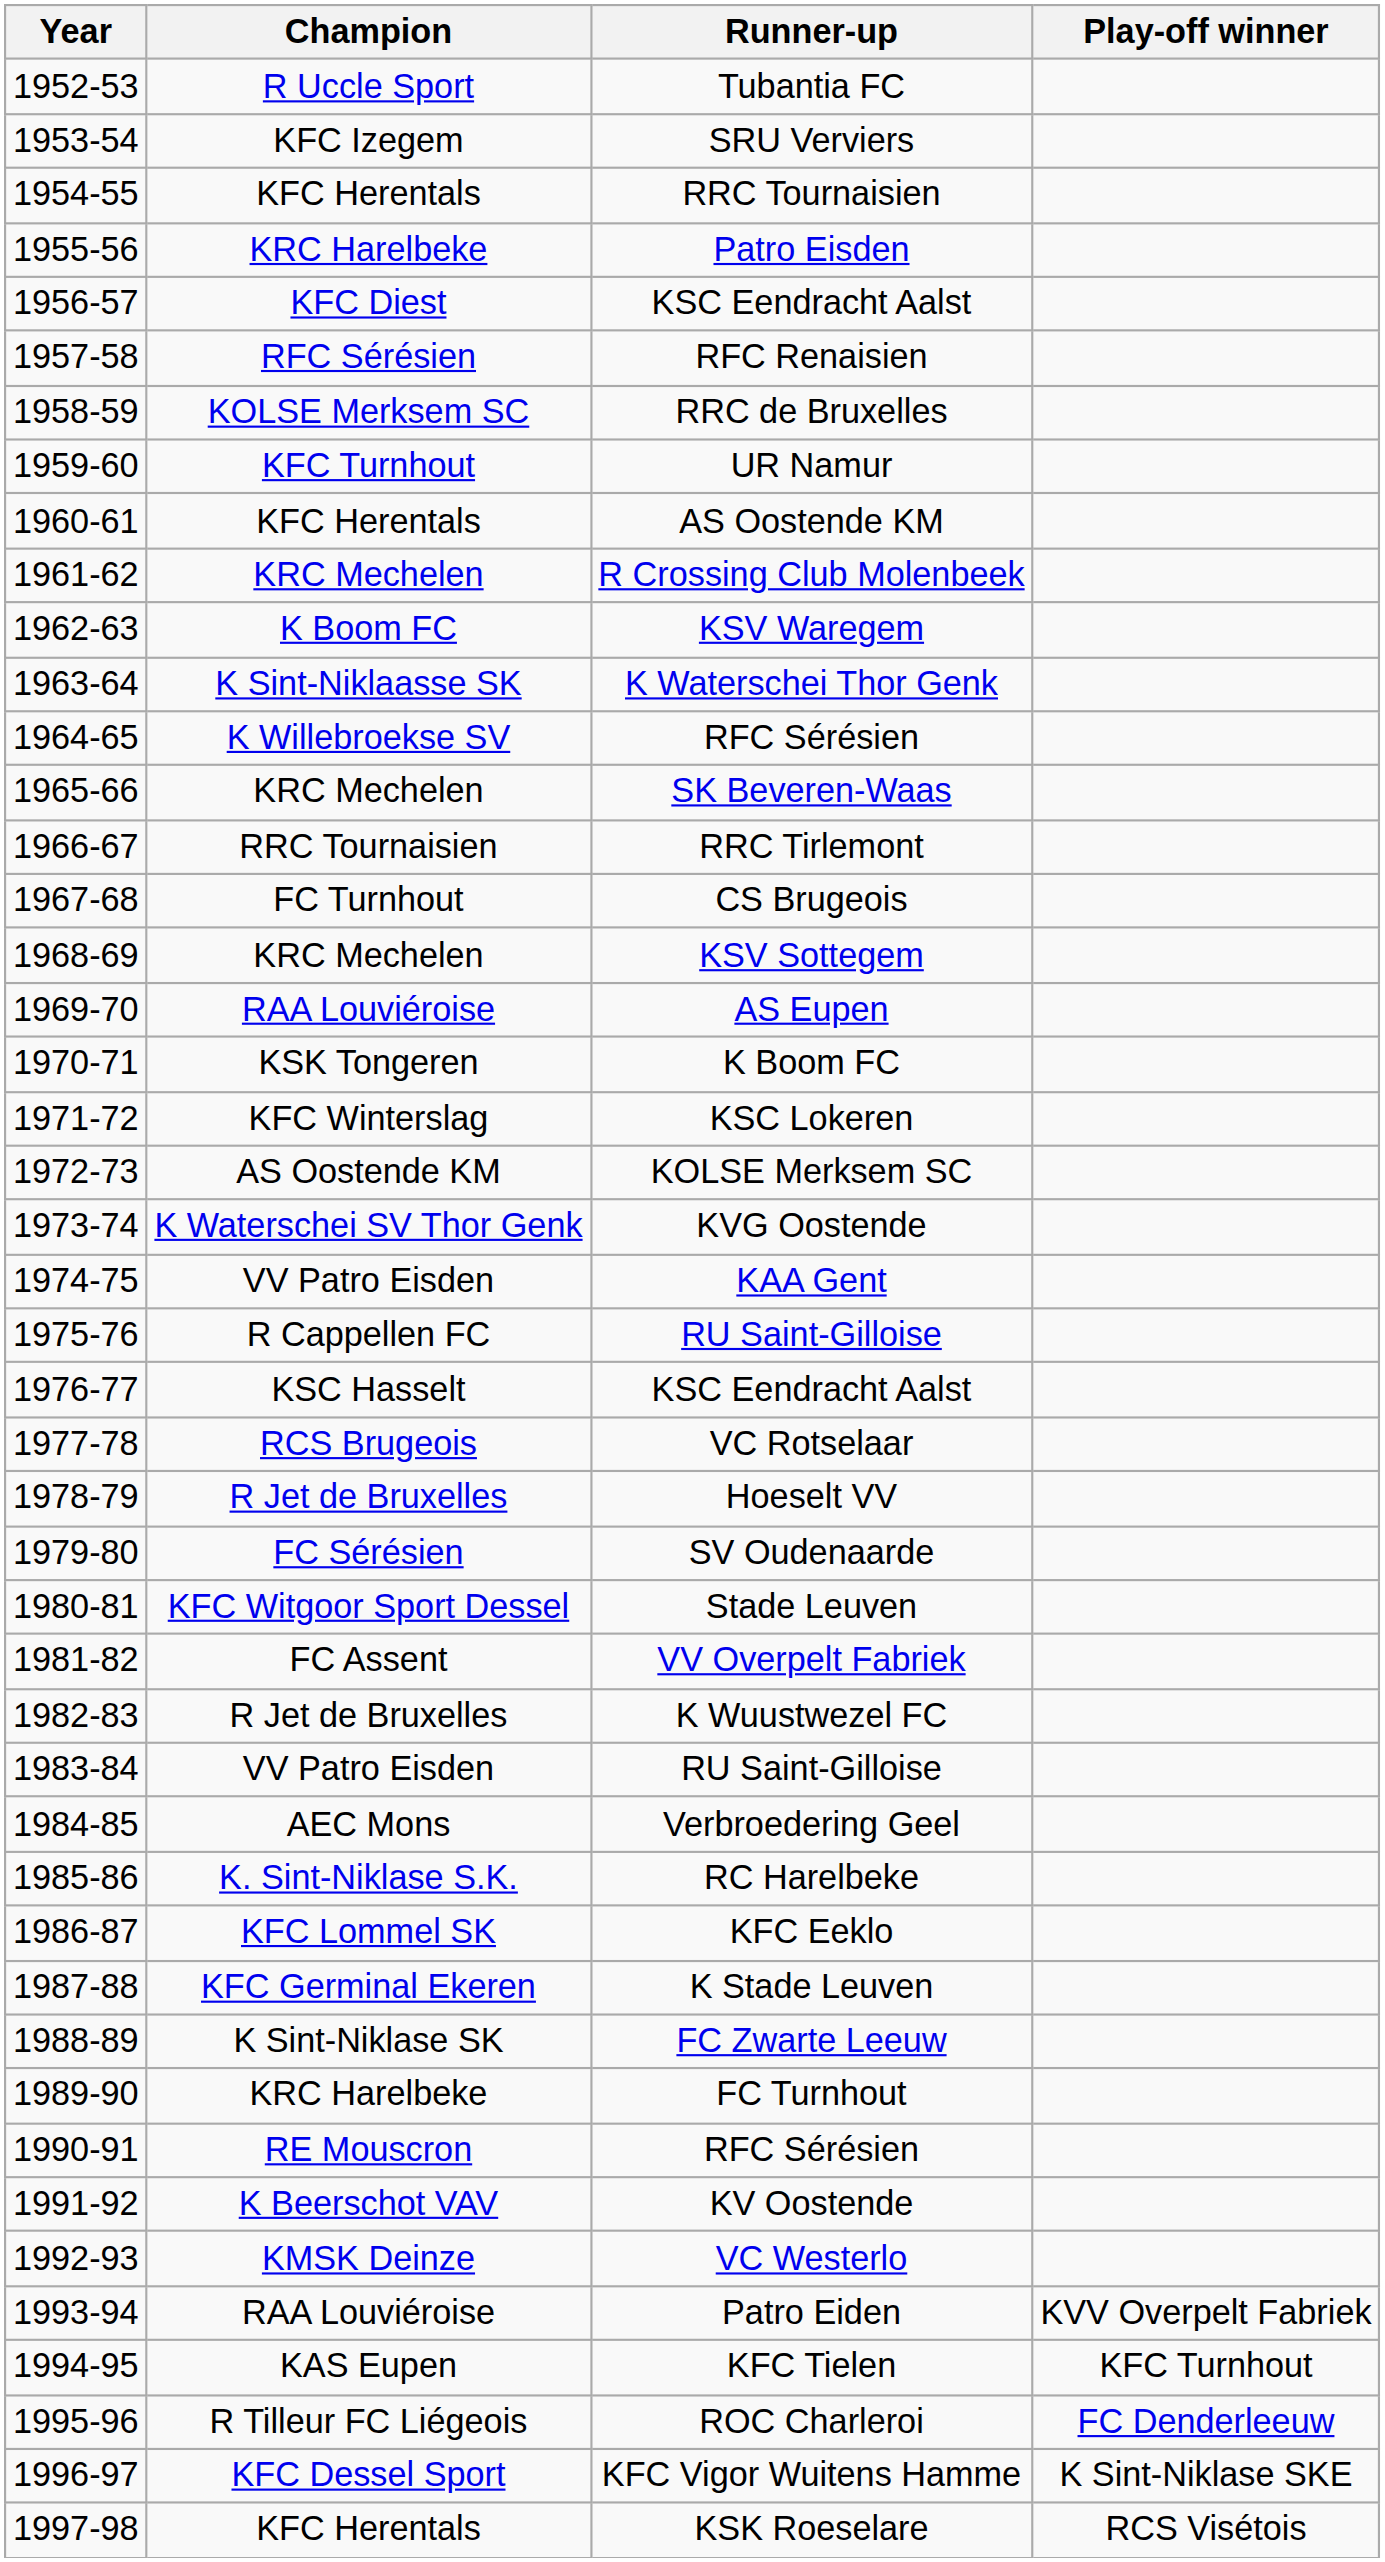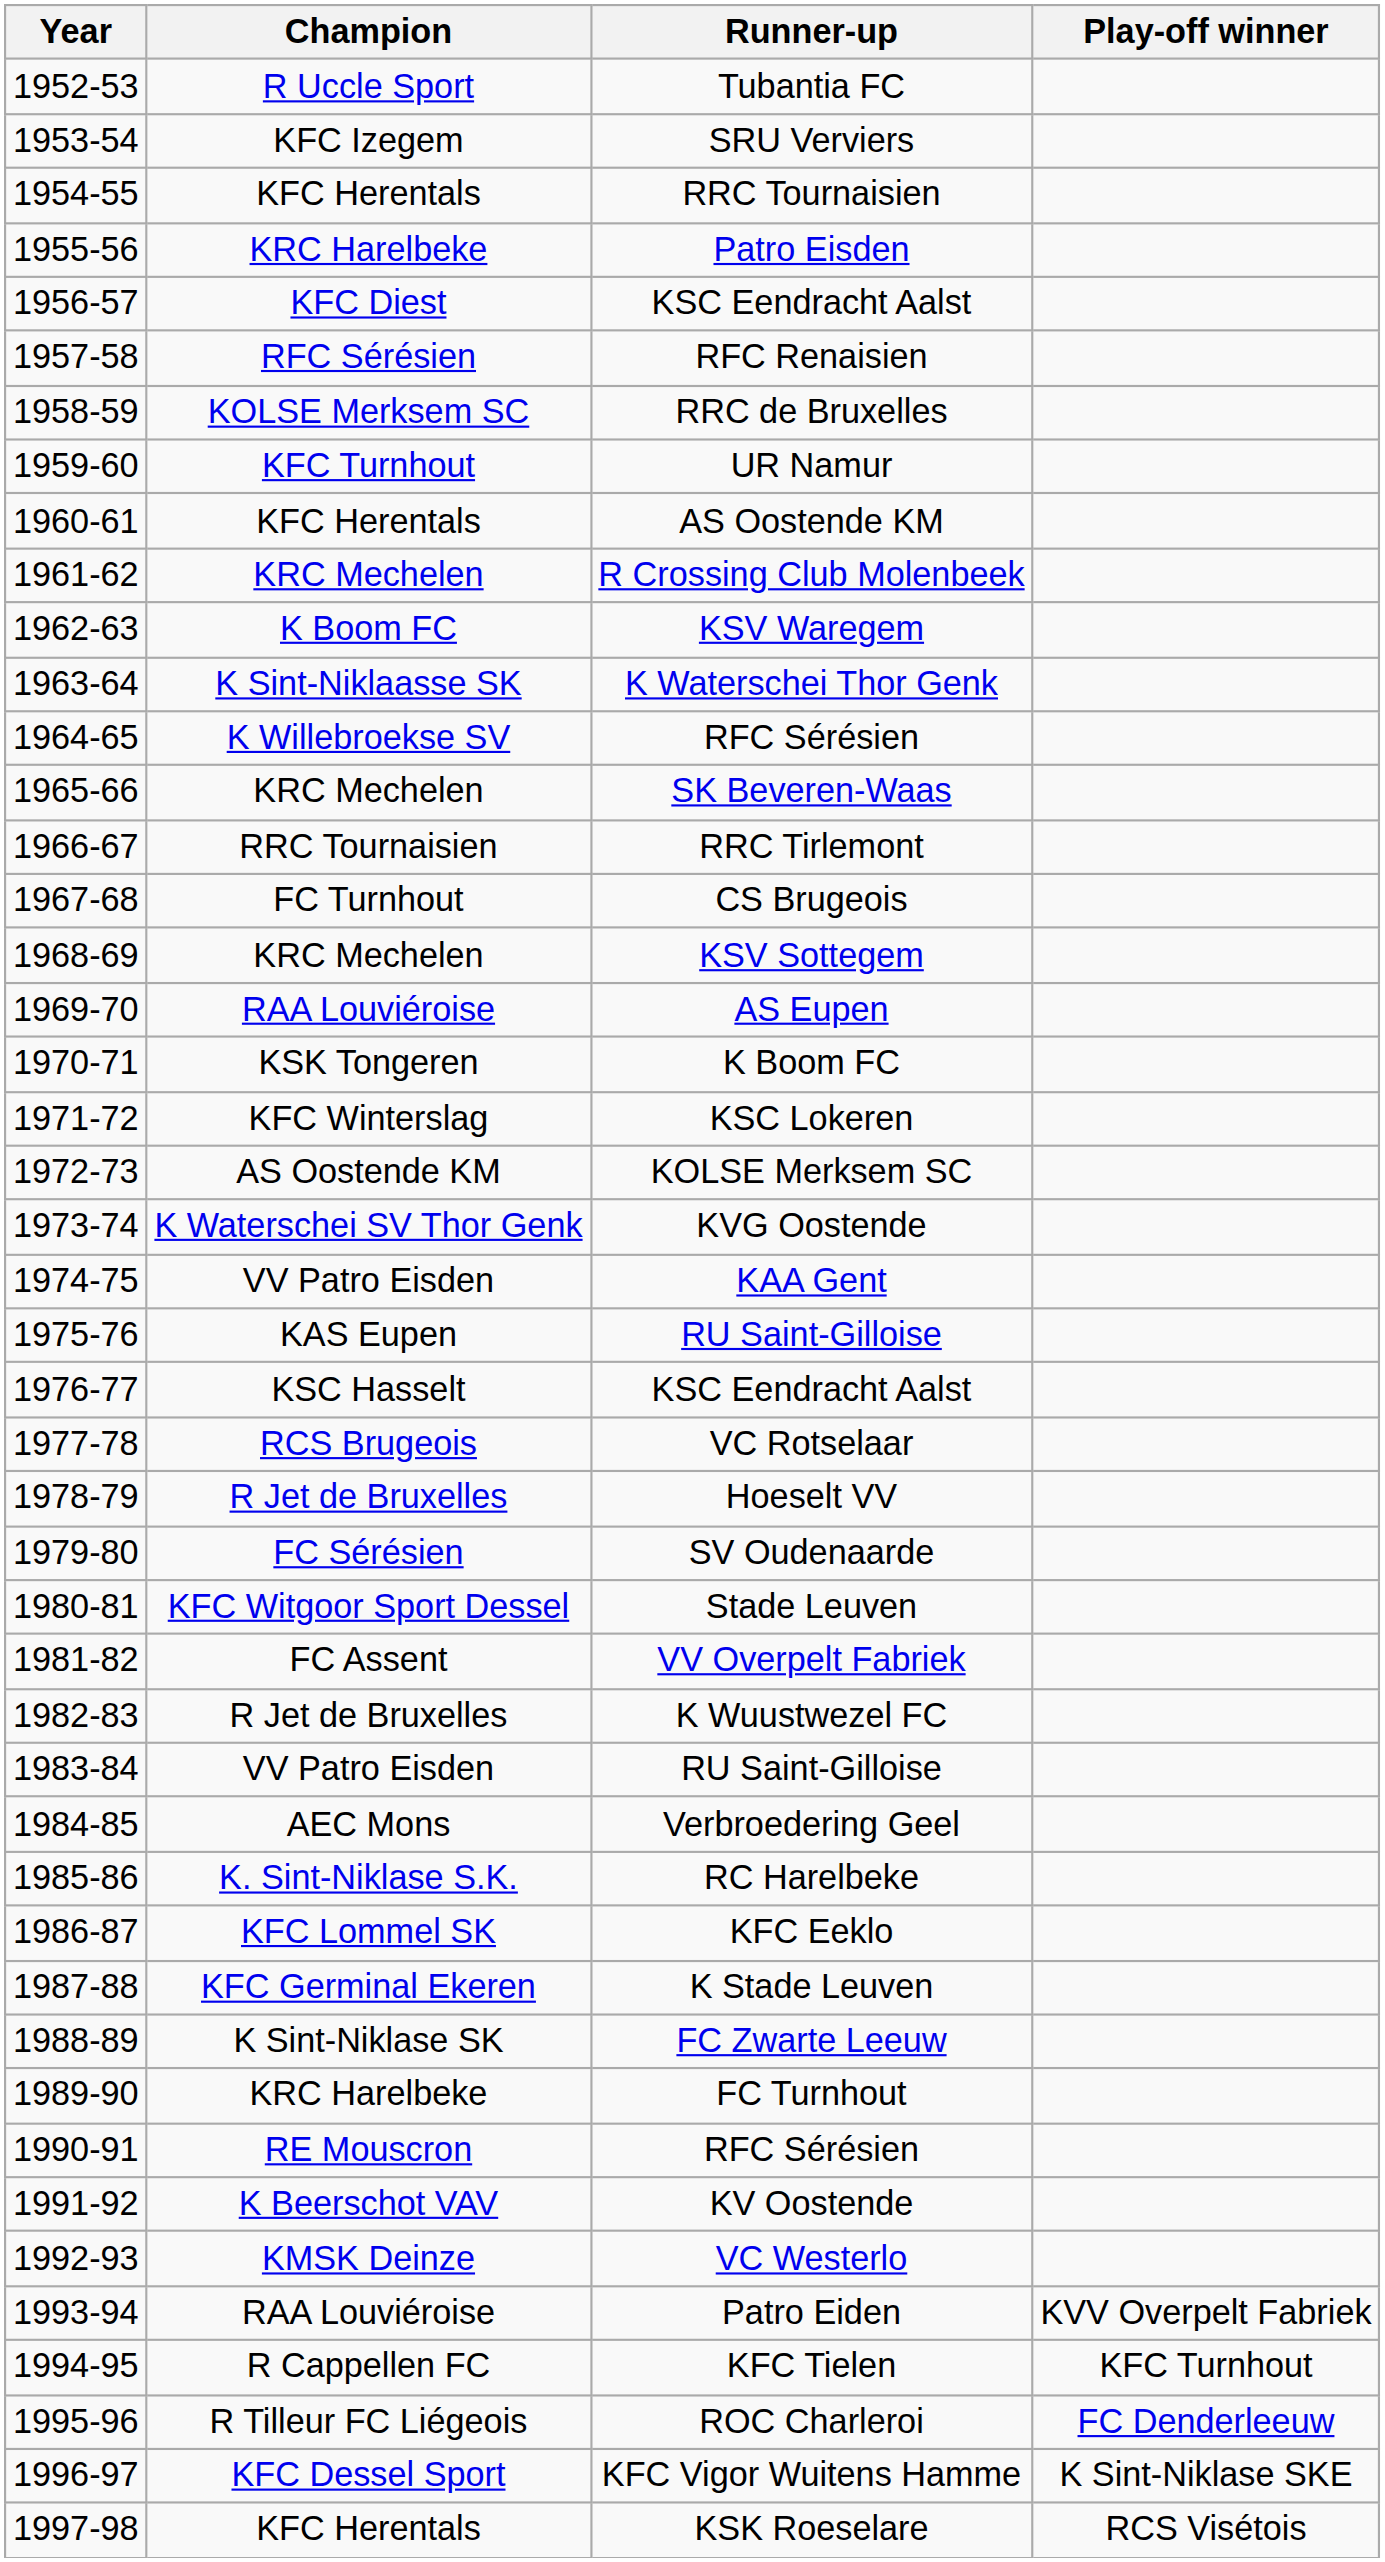(368, 1334) R Cappellen FC -> (368, 1334) KAS Eupen
(368, 2366) KAS Eupen -> (368, 2366) R Cappellen FC
